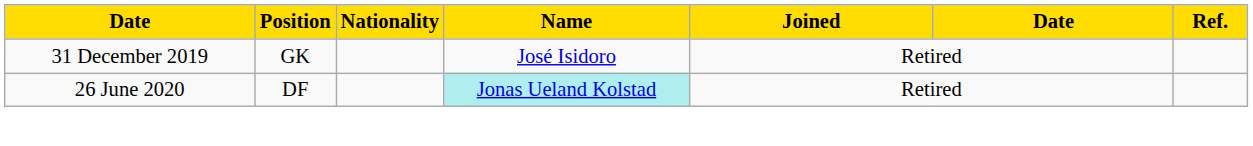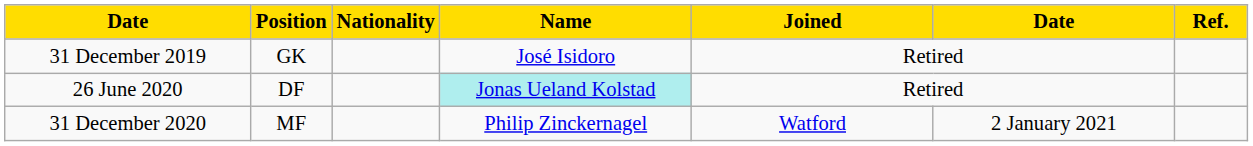+ row: (128, 123)
